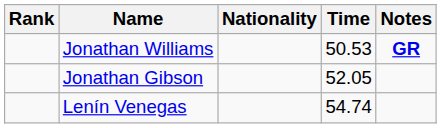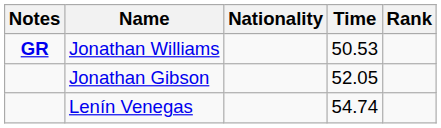columns swapped: (32, 19) <-> (406, 19)
